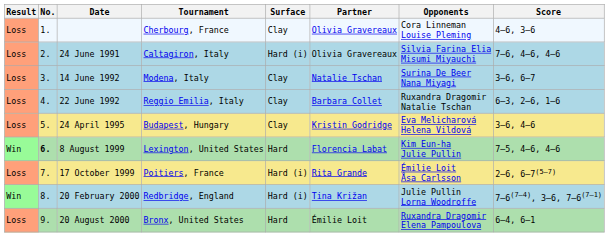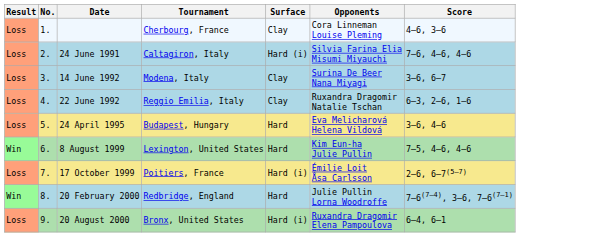- column: (354, 11)
(278, 125) Clay -> (278, 125) Hard
(45, 149) bold -> (45, 149) normal
(288, 196) Hard (i) -> (278, 196) Hard
(278, 220) Hard -> (288, 220) Hard (i)
